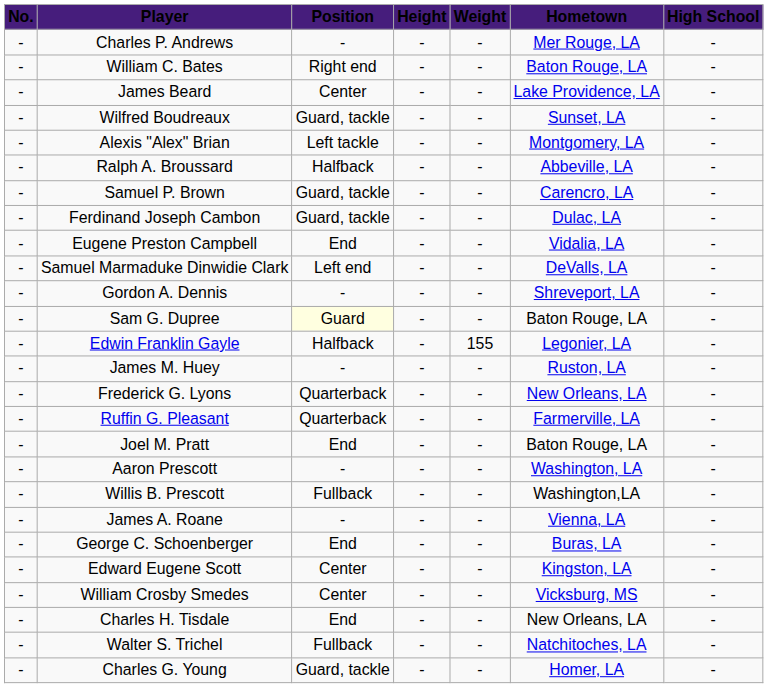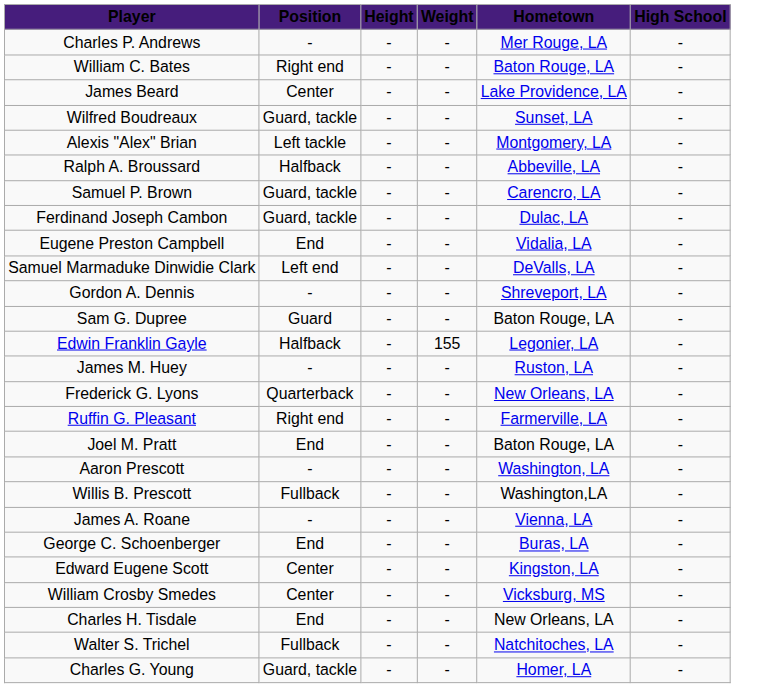- column: (21, 17)
(343, 318) lightyellow background -> (310, 318) no background
(343, 419) Quarterback -> (310, 419) Right end
